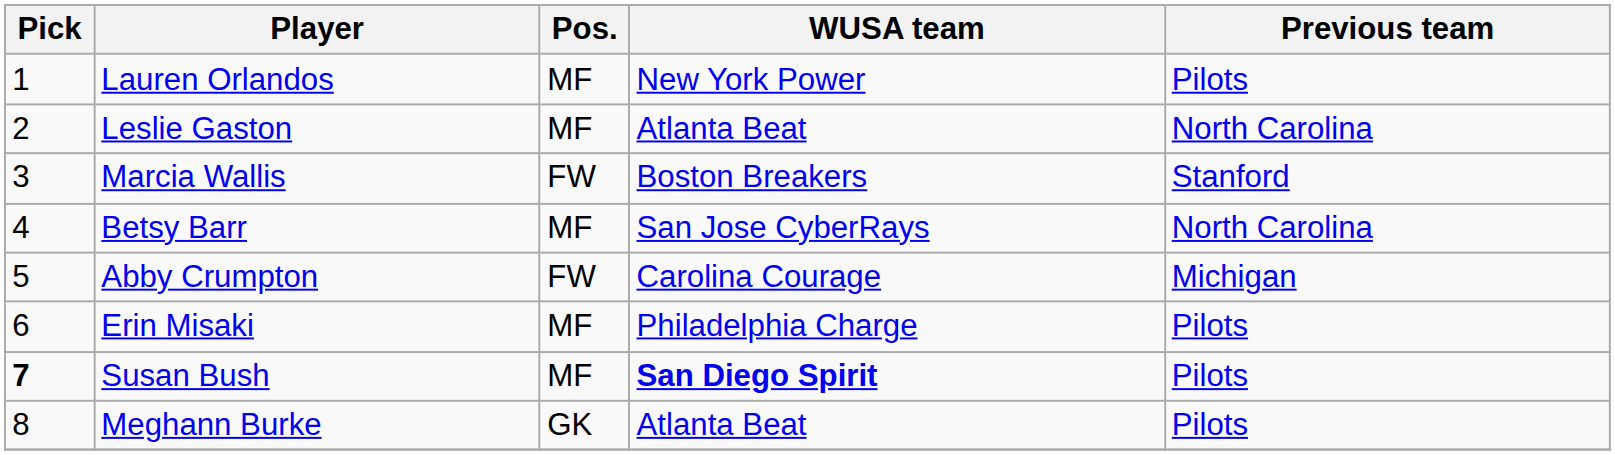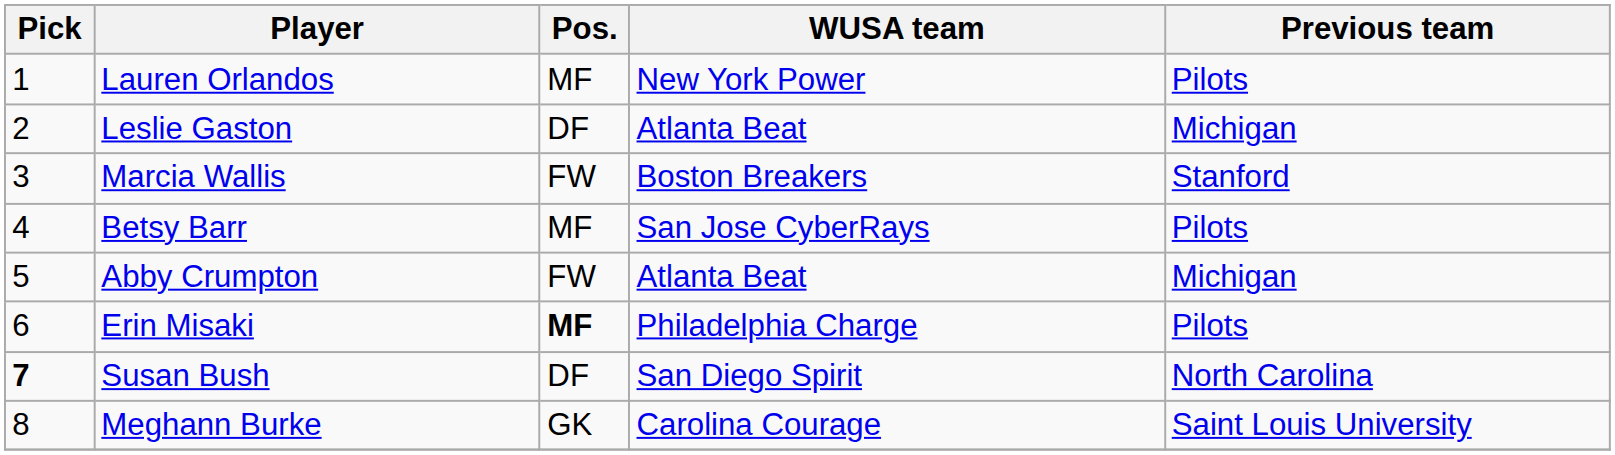(570, 128) MF -> (568, 128) DF
(1272, 128) North Carolina -> (1234, 128) Michigan
(1272, 227) North Carolina -> (1210, 227) Pilots
(759, 276) Carolina Courage -> (722, 276) Atlanta Beat
(570, 326) normal -> (570, 326) bold
(570, 375) MF -> (568, 375) DF
(757, 375) bold -> (749, 375) normal
(1210, 375) Pilots -> (1272, 375) North Carolina
(722, 425) Atlanta Beat -> (759, 425) Carolina Courage
(1210, 425) Pilots -> (1322, 425) Saint Louis University
